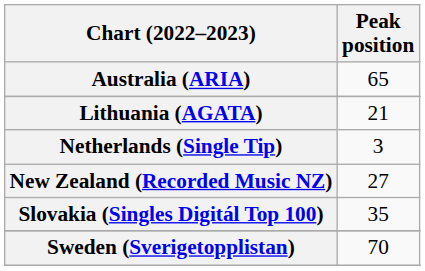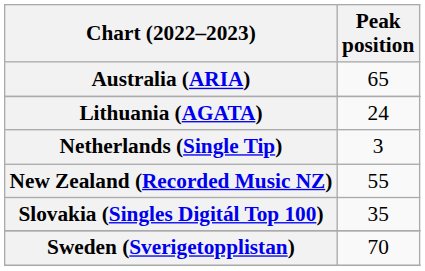(378, 112) 21 -> (378, 112) 24
(378, 180) 27 -> (378, 180) 55
